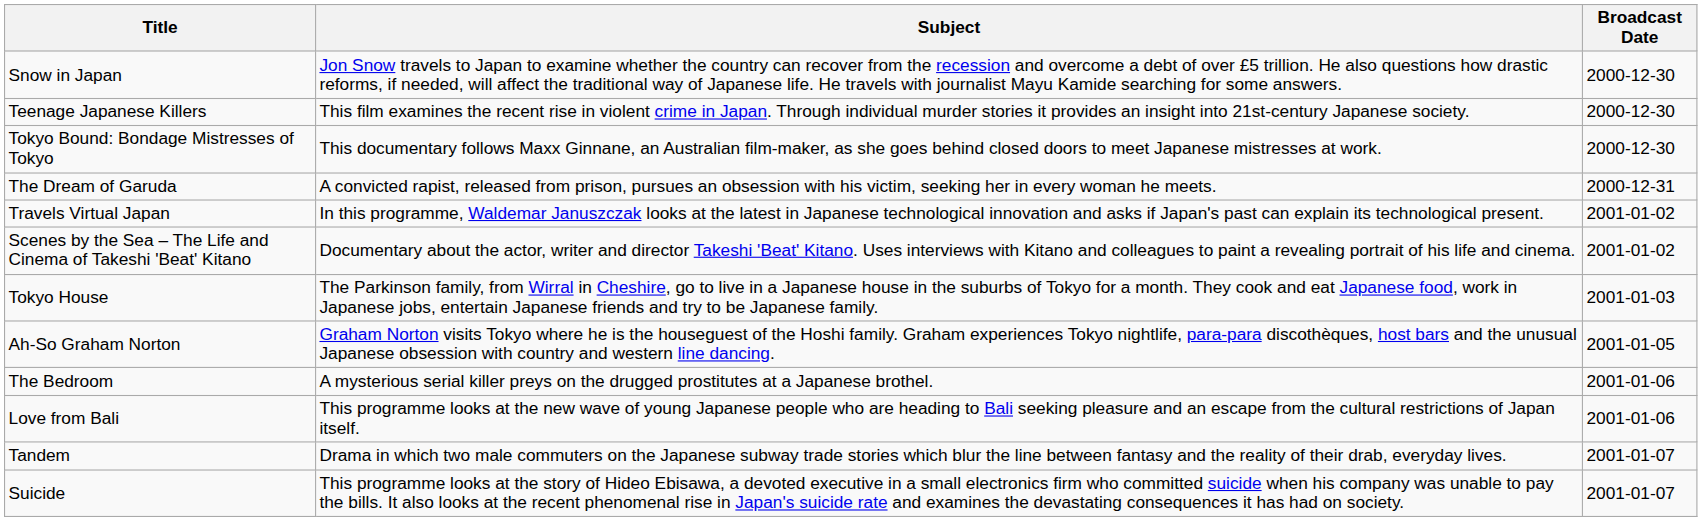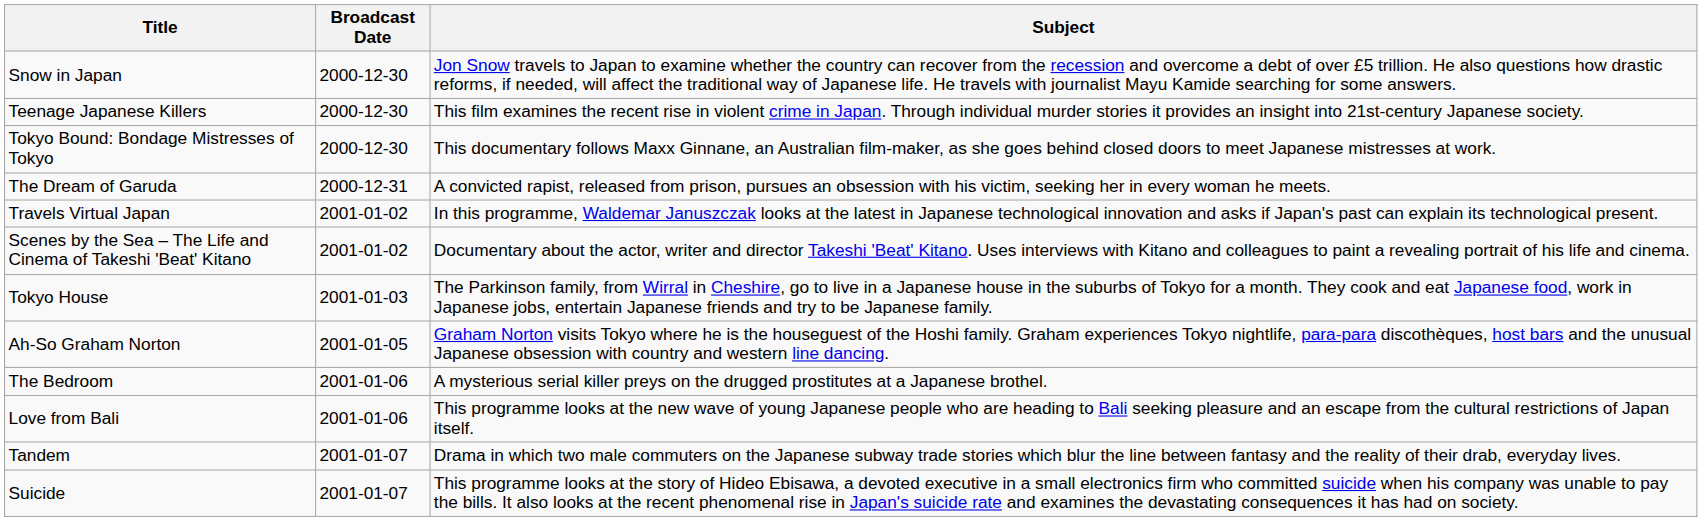columns swapped: (1640, 27) <-> (949, 27)
